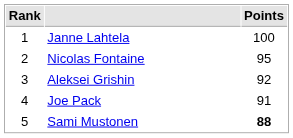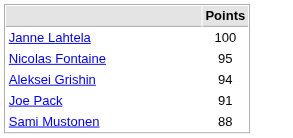- column: (25, 16)
(264, 80) 92 -> (225, 80) 94
(264, 121) bold -> (225, 121) normal
